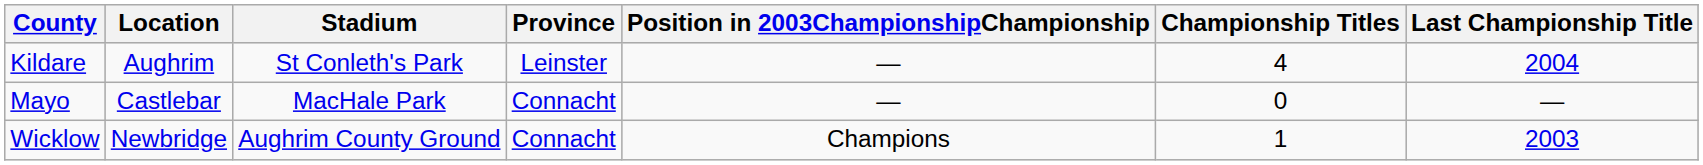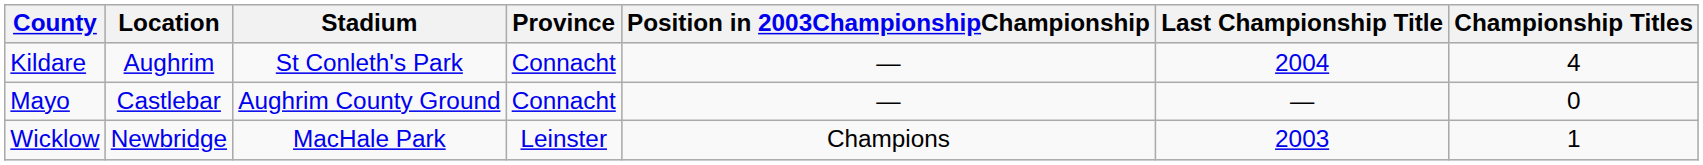columns swapped: (1281, 23) <-> (1552, 23)
(564, 62) Leinster -> (564, 62) Connacht
(369, 100) MacHale Park -> (369, 100) Aughrim County Ground
(369, 139) Aughrim County Ground -> (369, 139) MacHale Park
(564, 139) Connacht -> (564, 139) Leinster
